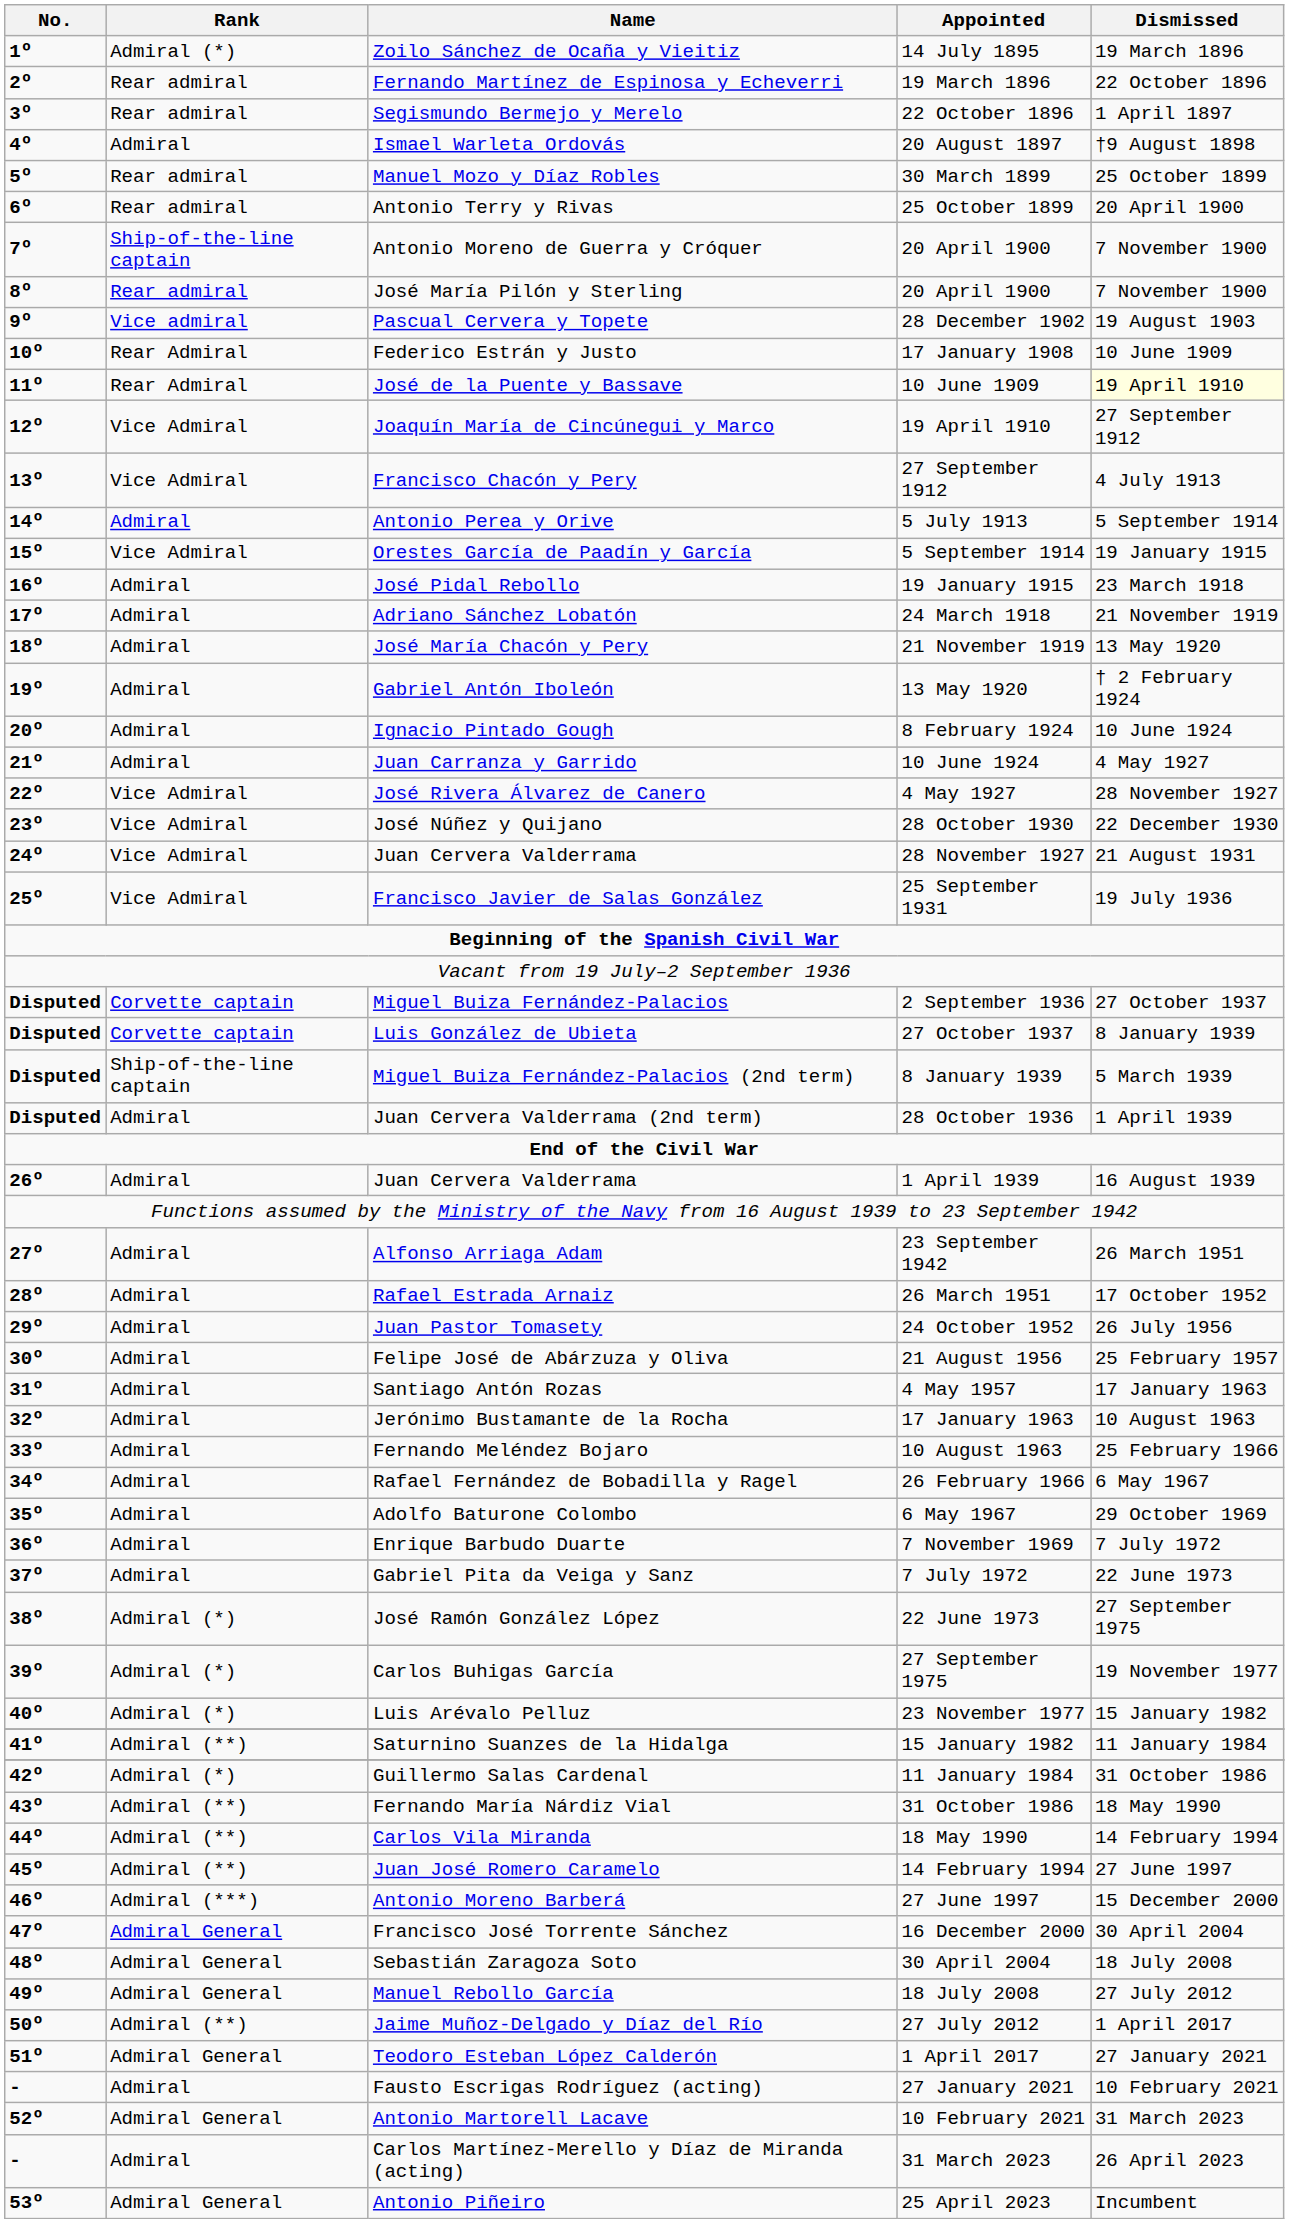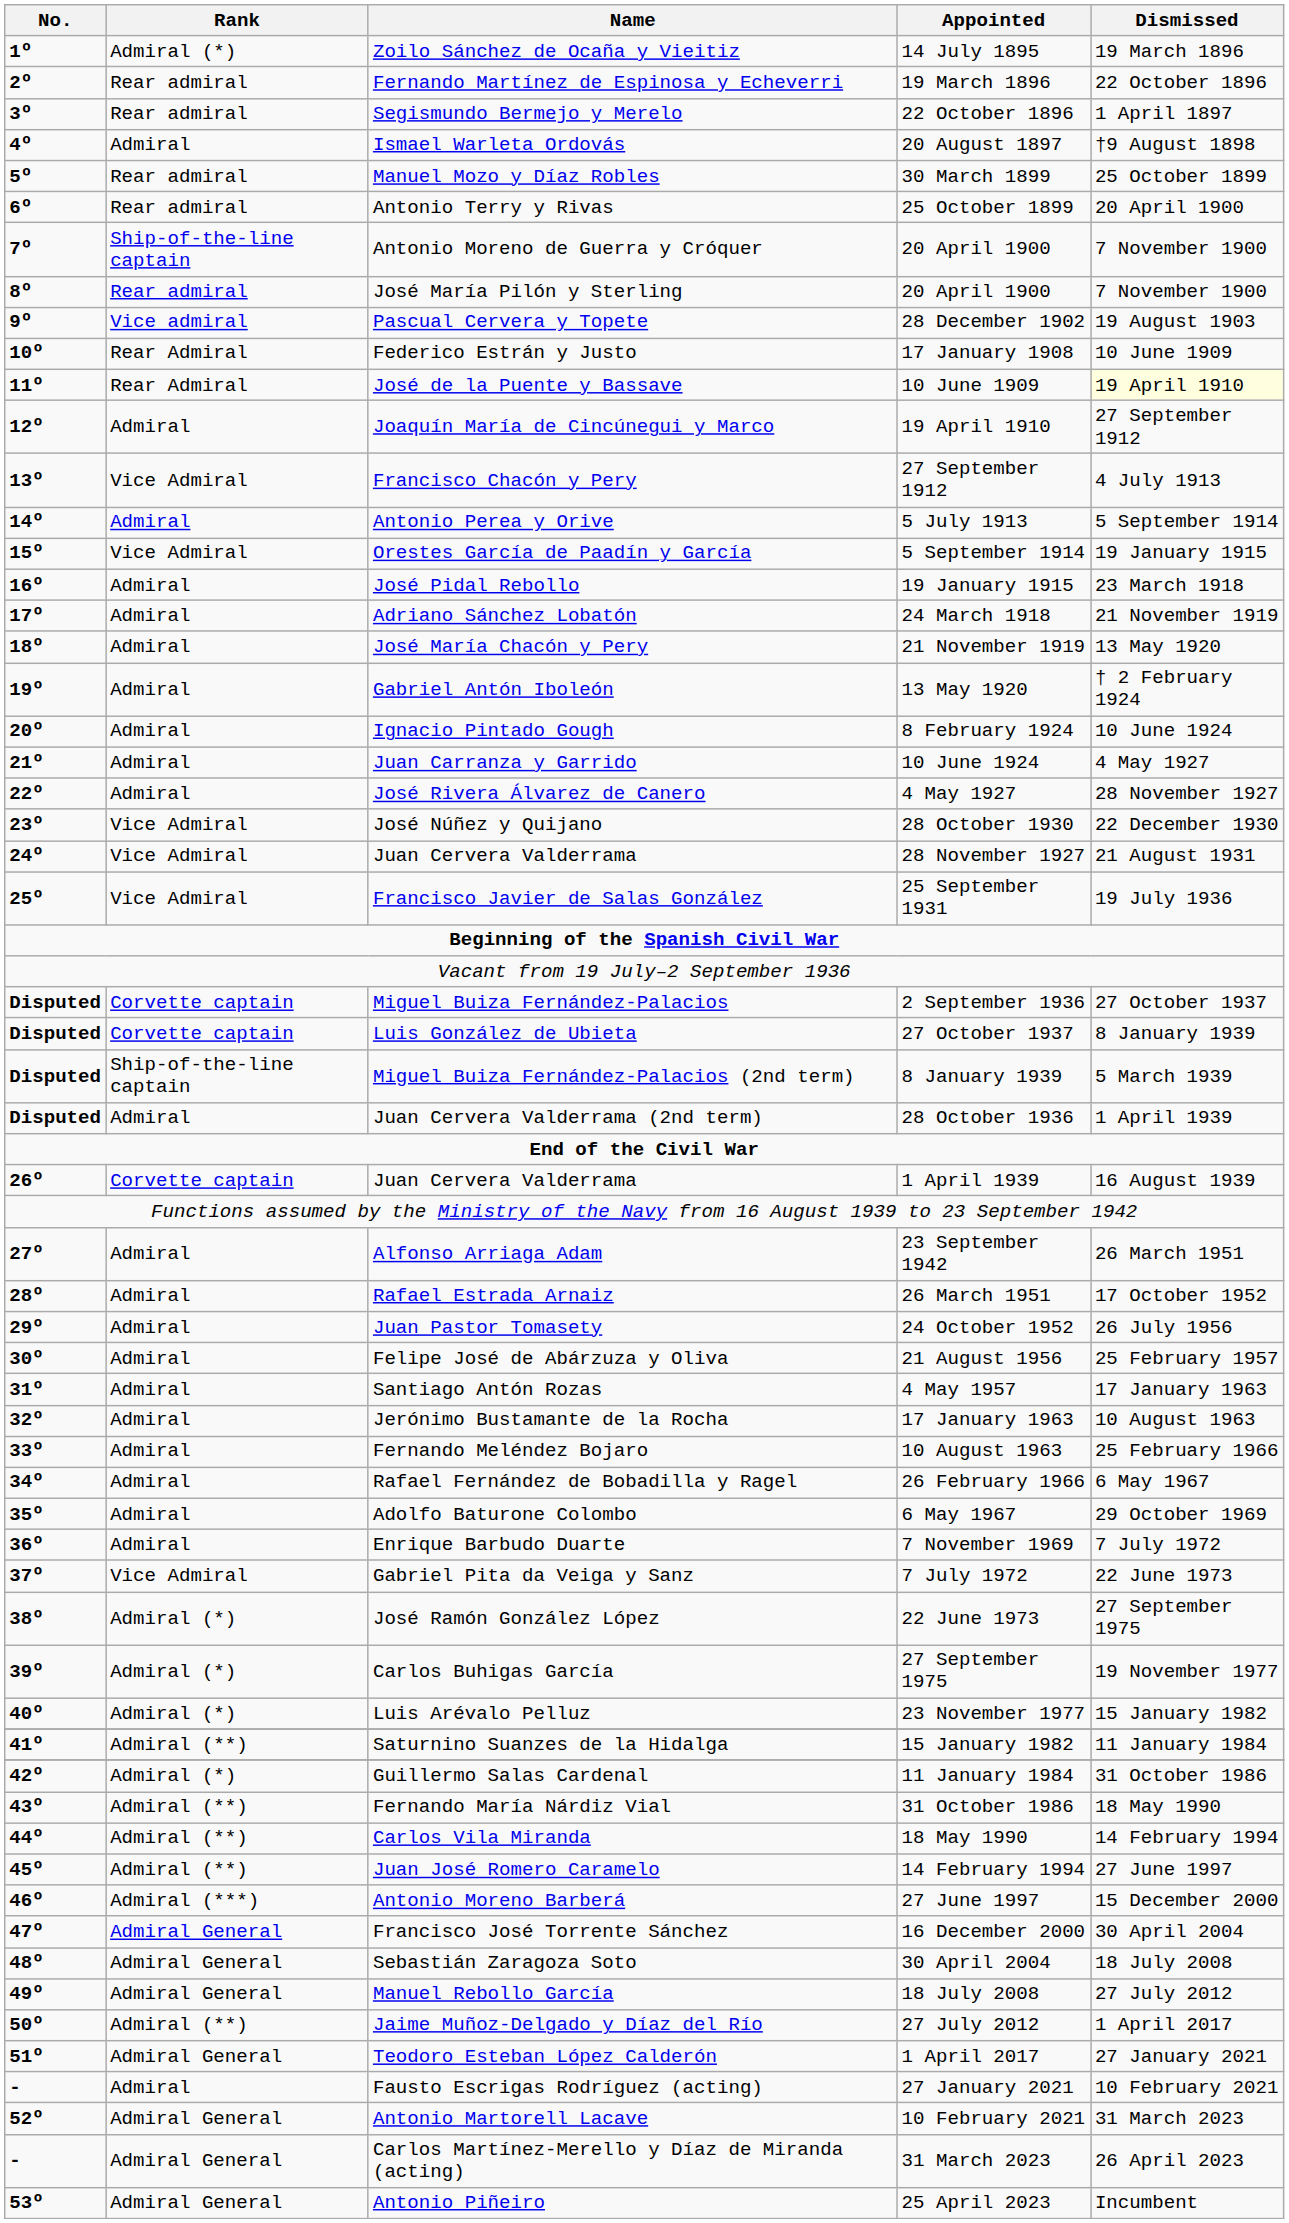(179, 427) Vice Admiral -> (150, 427) Admiral
(179, 794) Vice Admiral -> (150, 794) Admiral
(150, 1180) Admiral -> (202, 1180) Corvette captain
(150, 1576) Admiral -> (179, 1576) Vice Admiral
(150, 2161) Admiral -> (196, 2161) Admiral General
